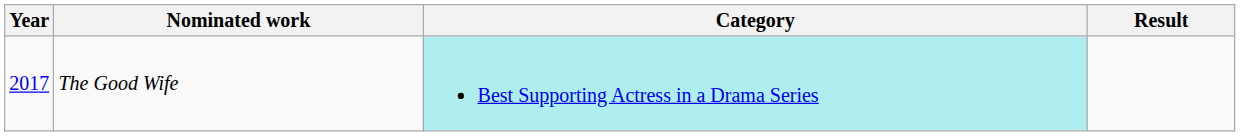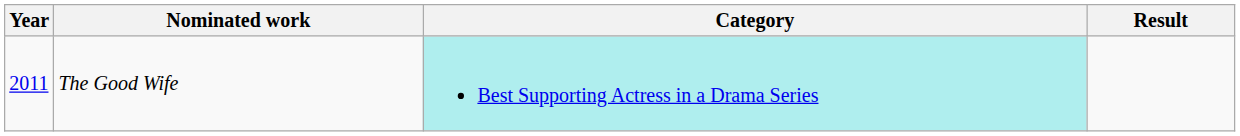(29, 83) 2017 -> (29, 83) 2011
